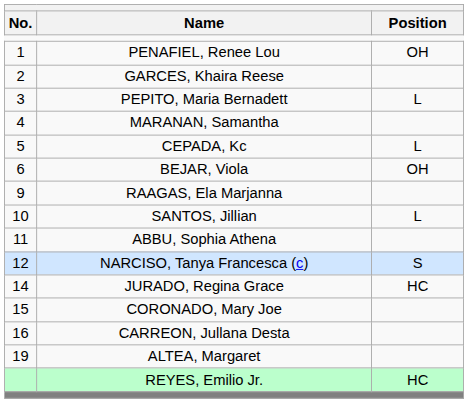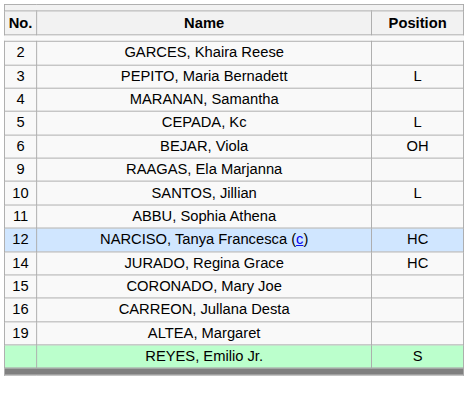- row: (21, 53)
(418, 263) S -> (418, 239) HC
(418, 379) HC -> (418, 356) S
